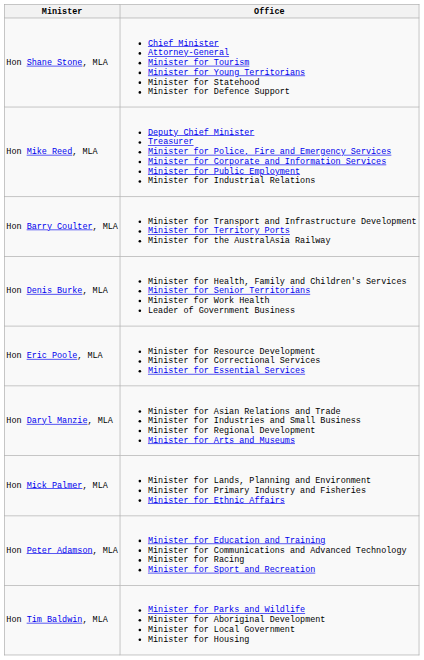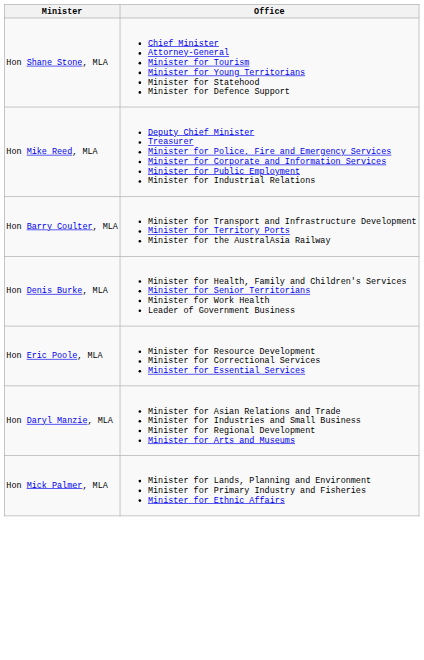- row: (62, 550)
- row: (57, 620)
